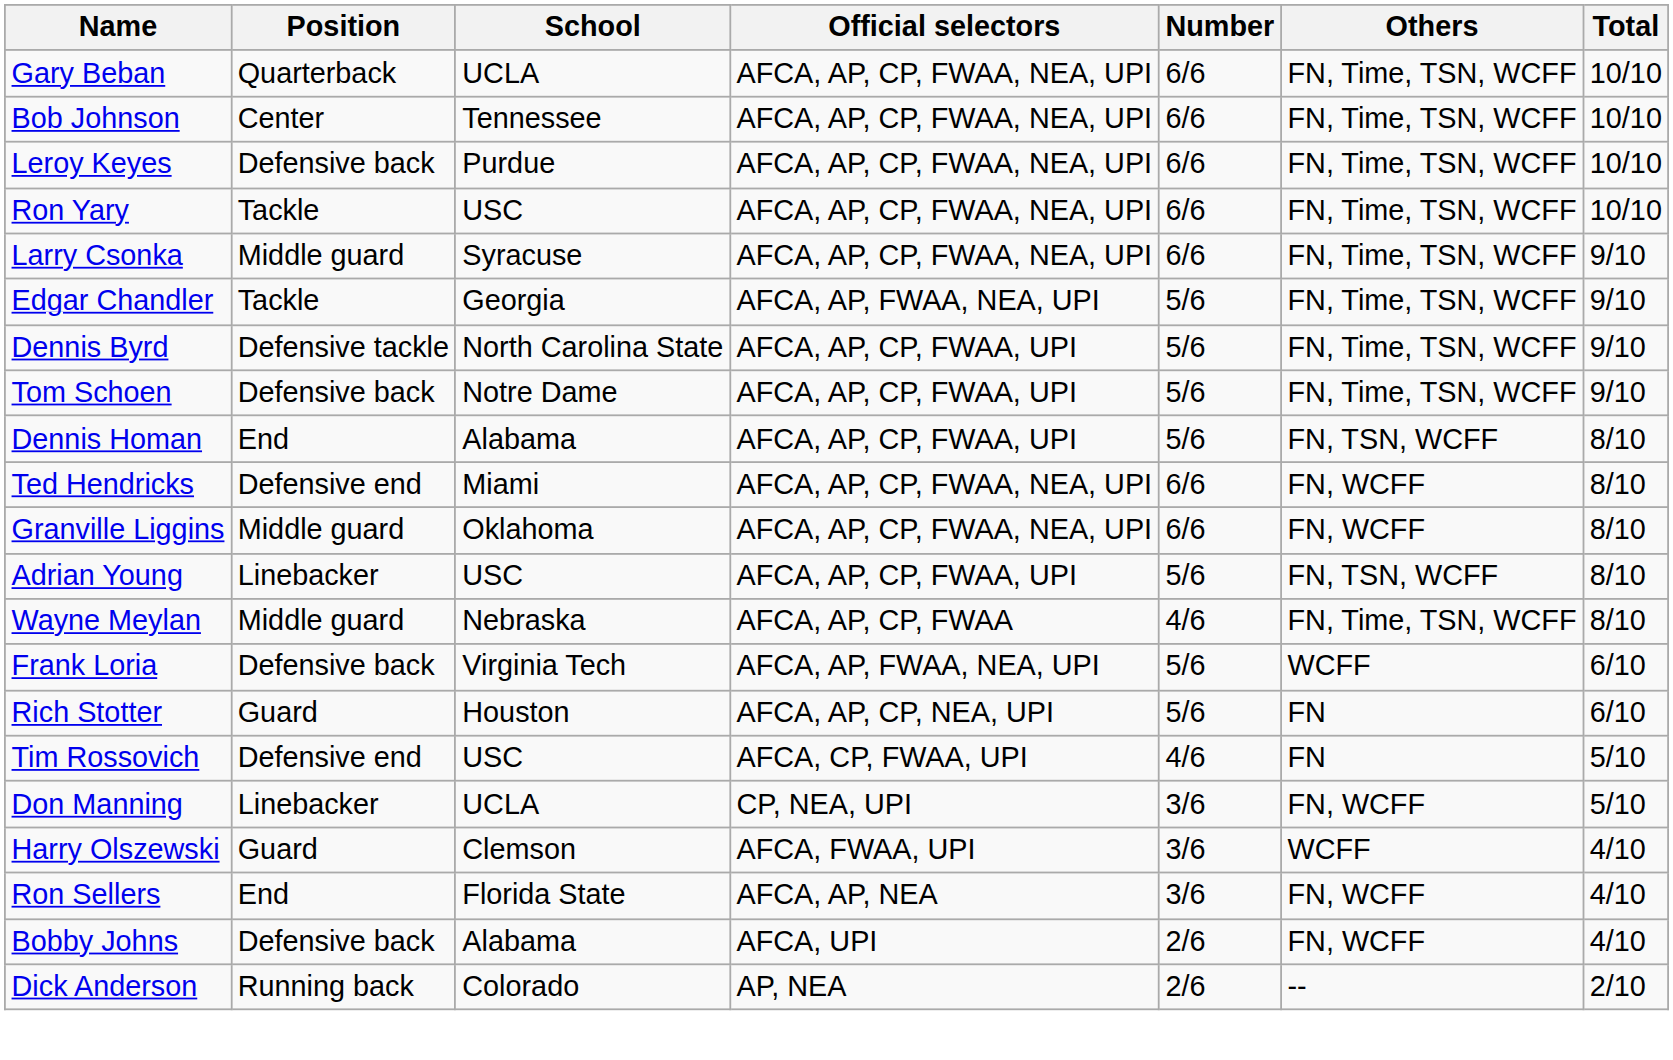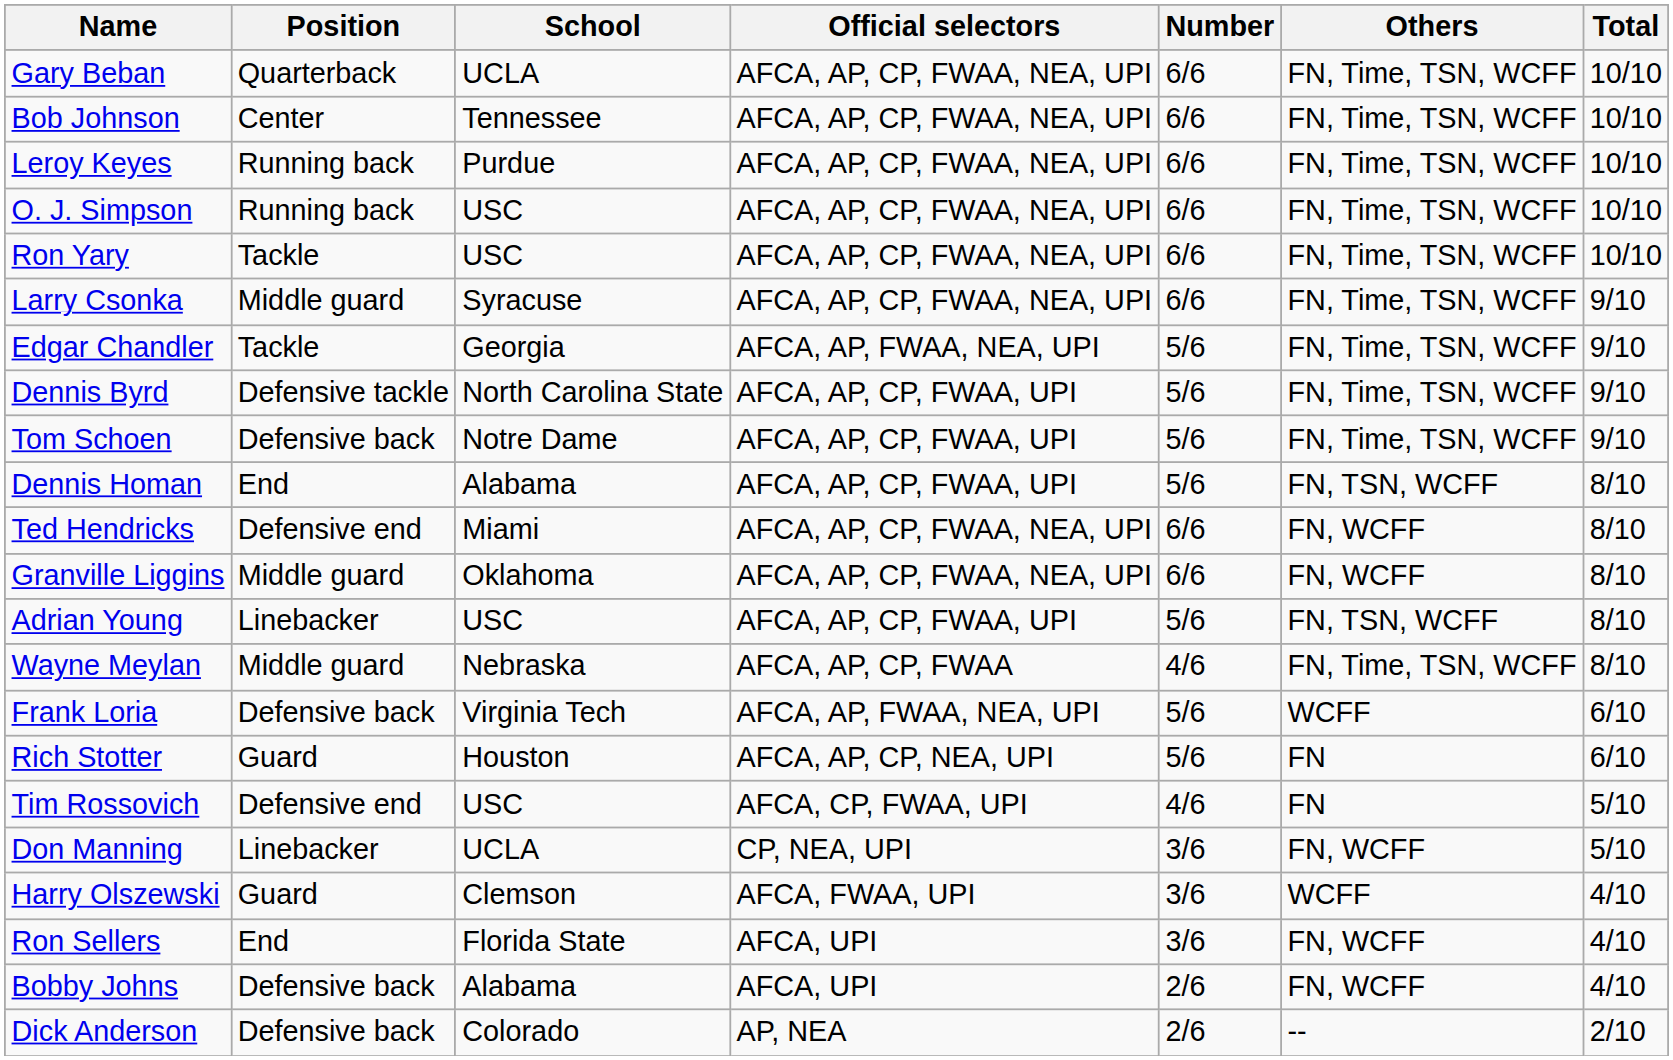(336, 164) Defensive back -> (326, 164) Running back
+ row: (102, 210)
(837, 895) AFCA, AP, NEA -> (807, 940) AFCA, UPI
(326, 986) Running back -> (336, 1032) Defensive back
